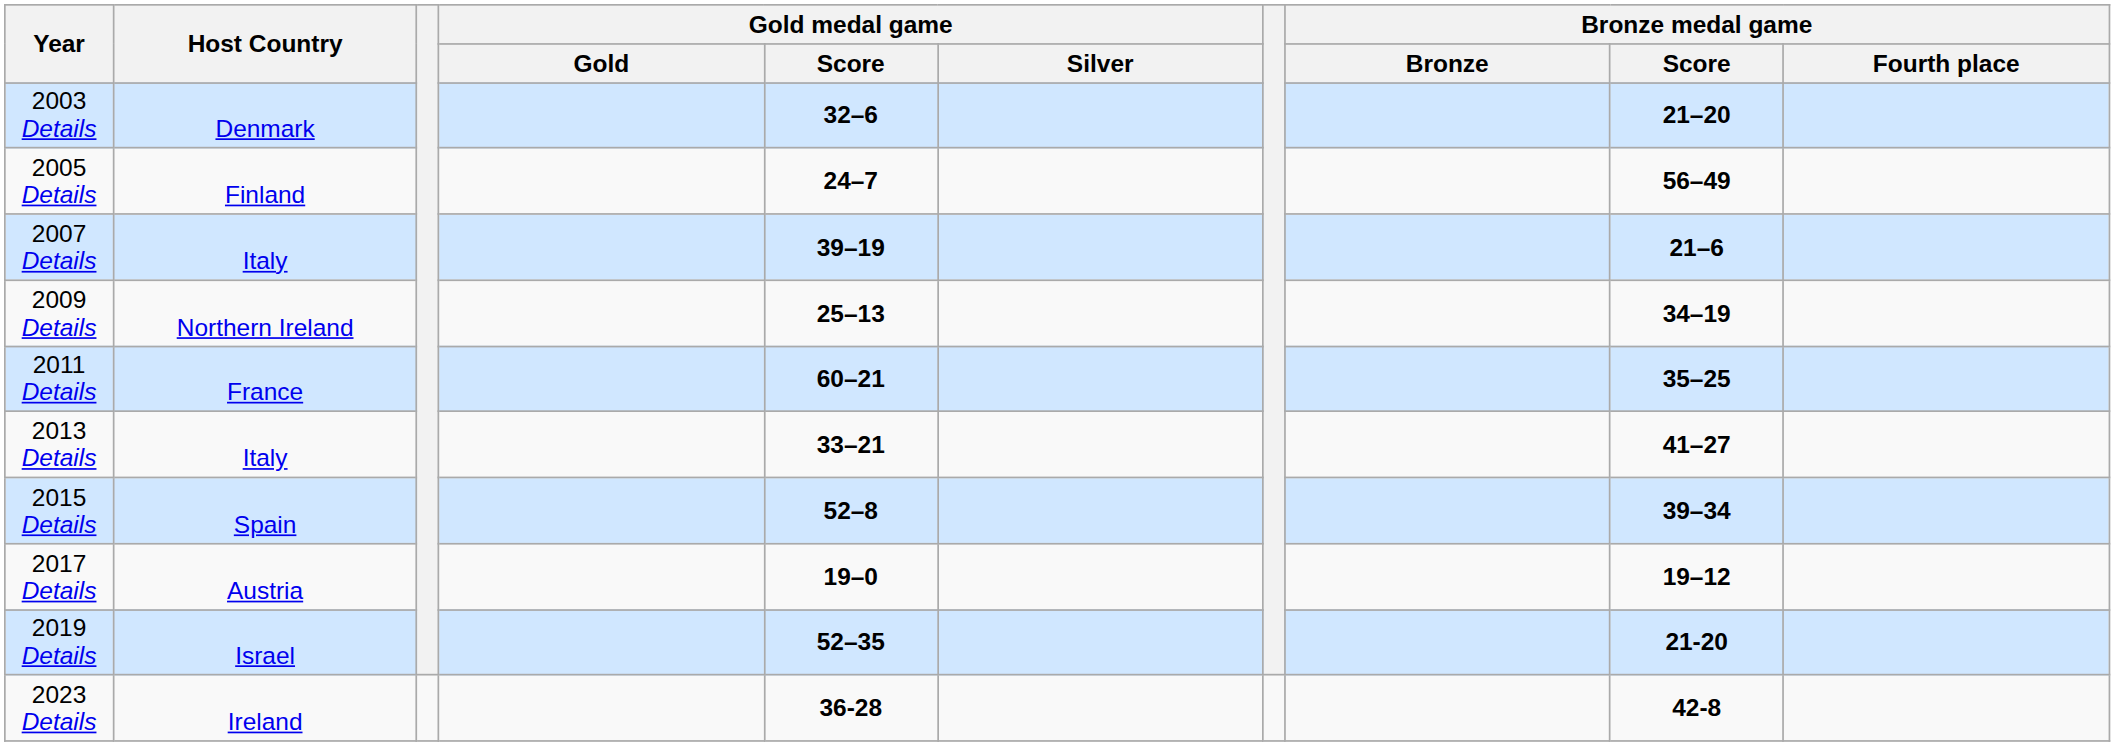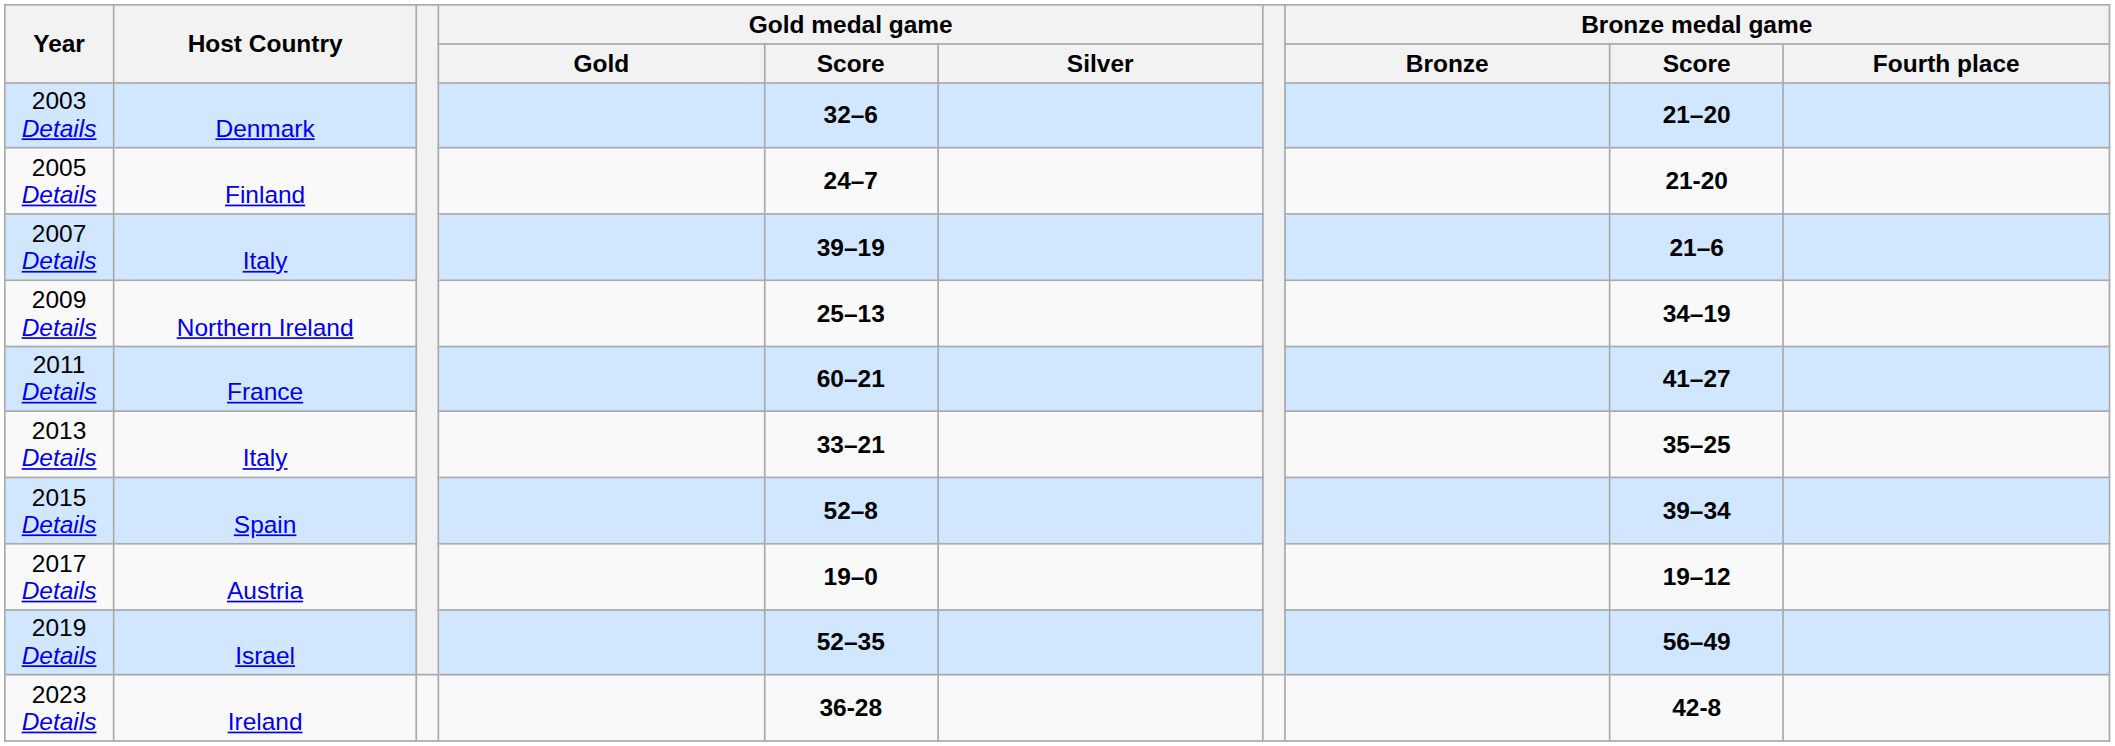(1697, 181) 56–49 -> (1697, 181) 21-20
(1697, 379) 35–25 -> (1697, 379) 41–27
(1697, 445) 41–27 -> (1697, 445) 35–25
(1697, 643) 21-20 -> (1697, 643) 56–49
